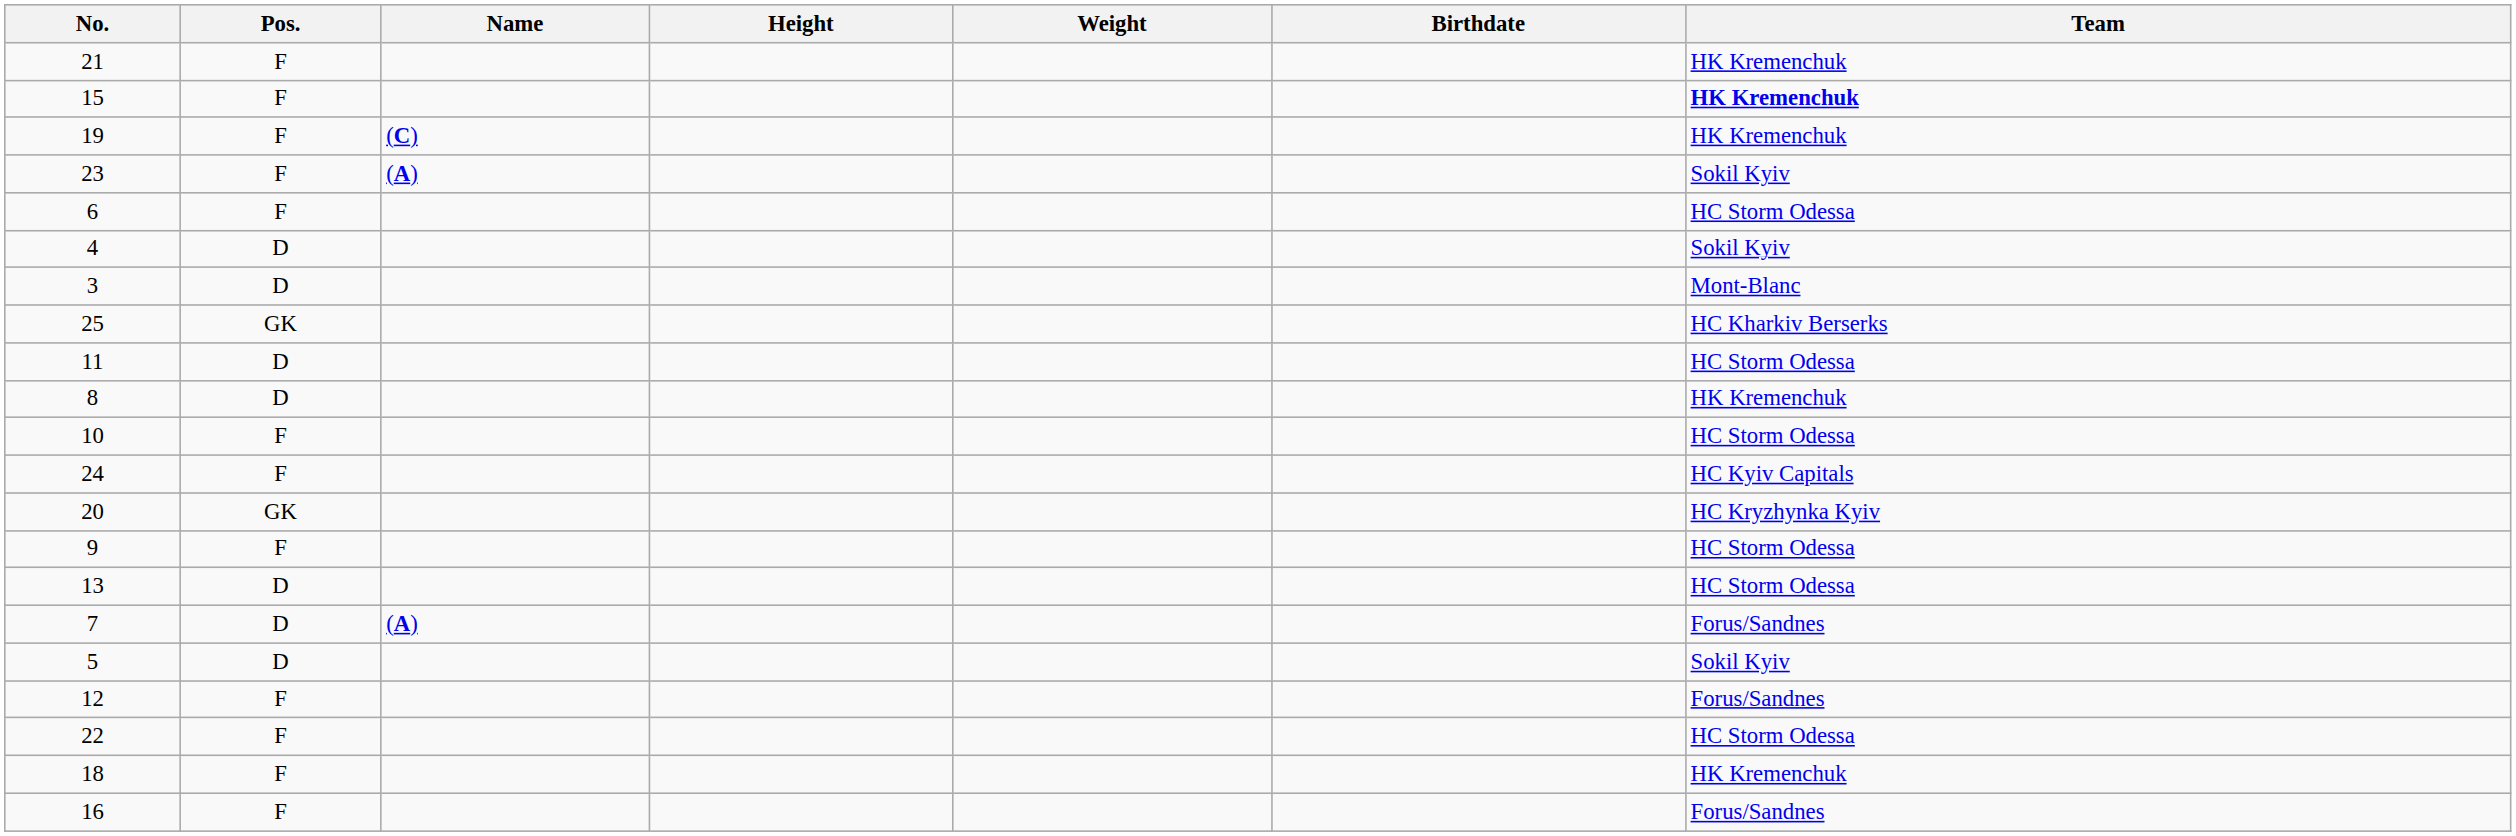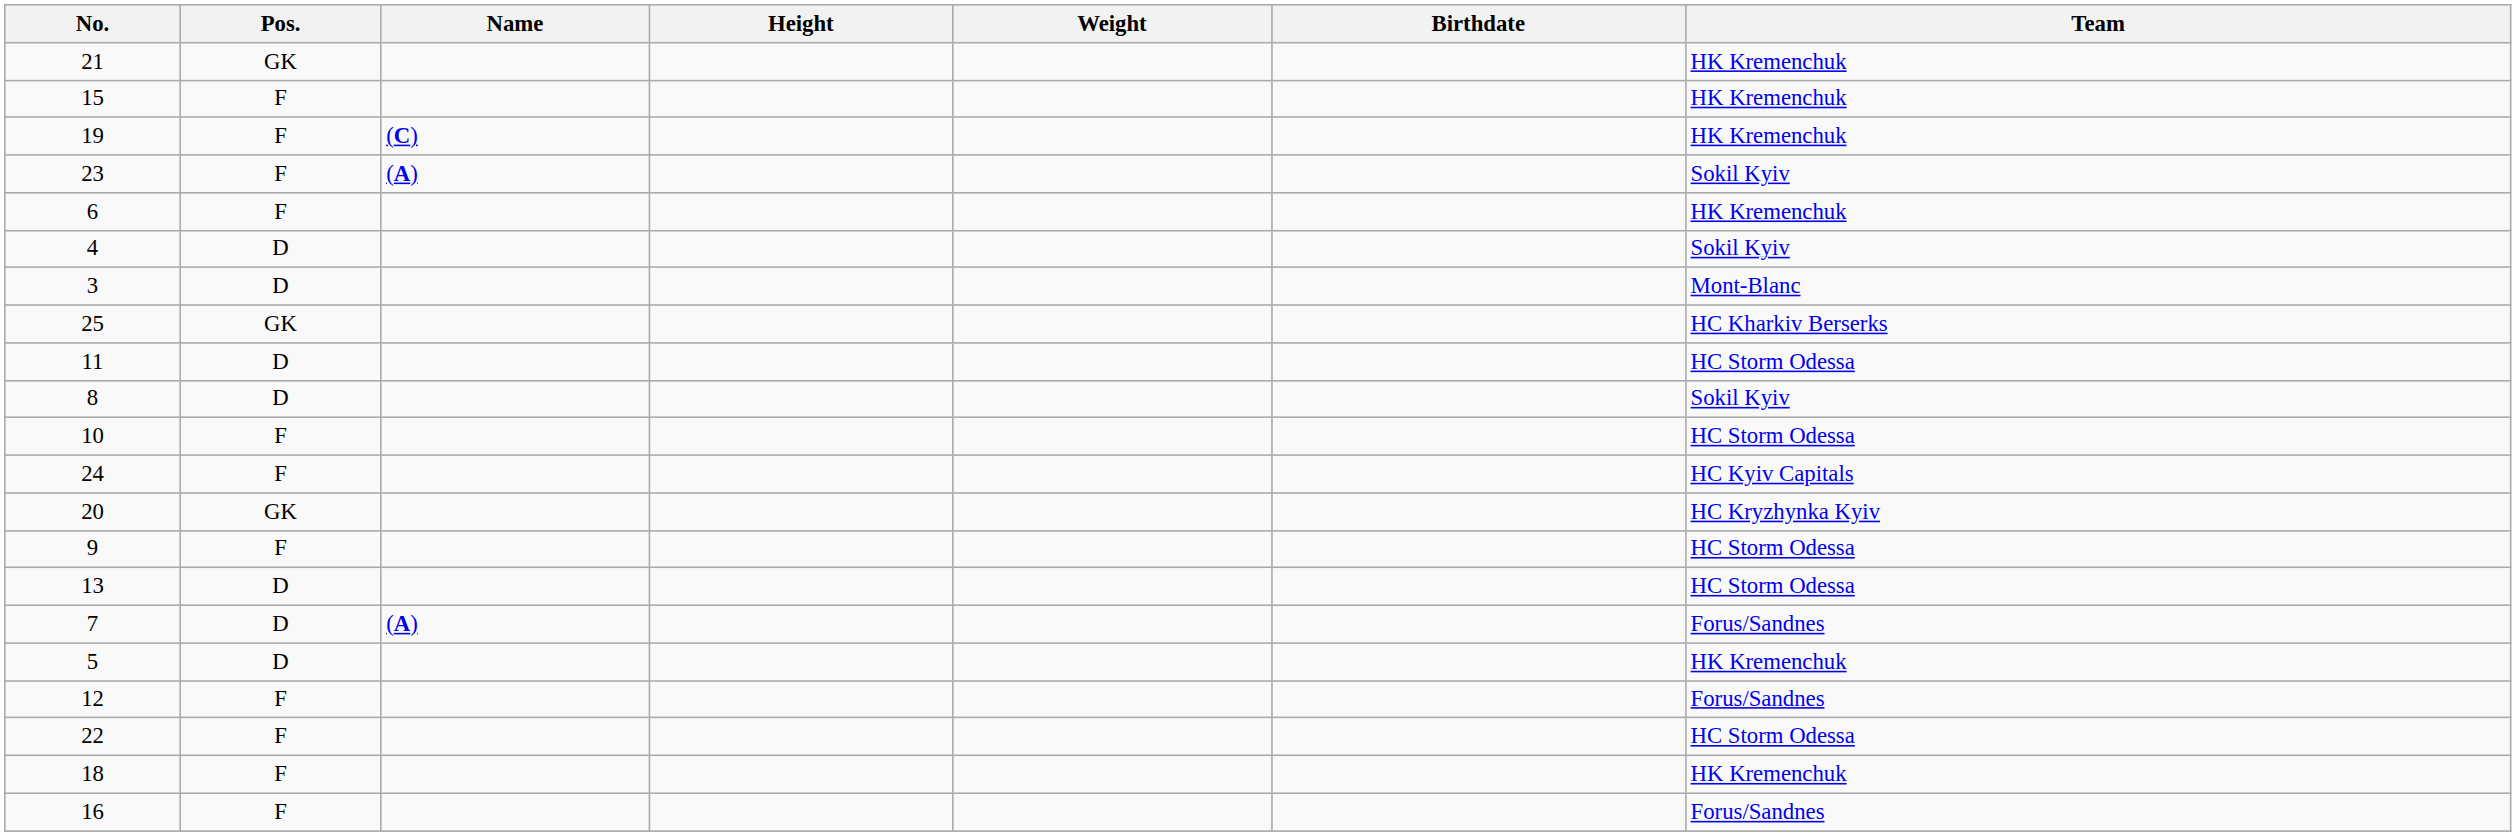(281, 61) F -> (281, 61) GK
(1775, 98) bold -> (1769, 98) normal
(1773, 211) HC Storm Odessa -> (1769, 211) HK Kremenchuk
(1769, 398) HK Kremenchuk -> (1740, 398) Sokil Kyiv
(1740, 661) Sokil Kyiv -> (1769, 661) HK Kremenchuk
